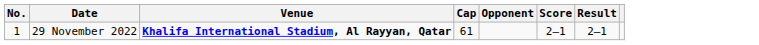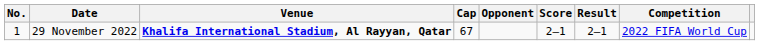+ column: (684, 13)
(466, 31) 61 -> (466, 31) 67
